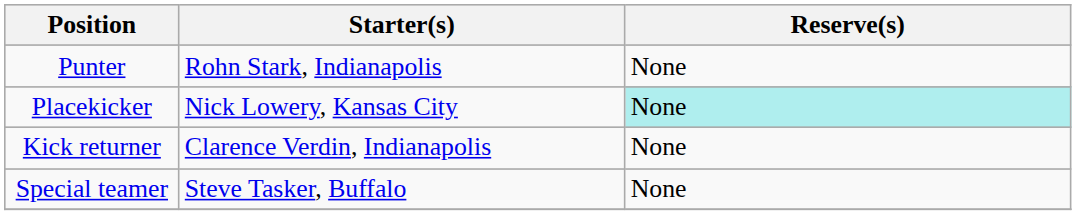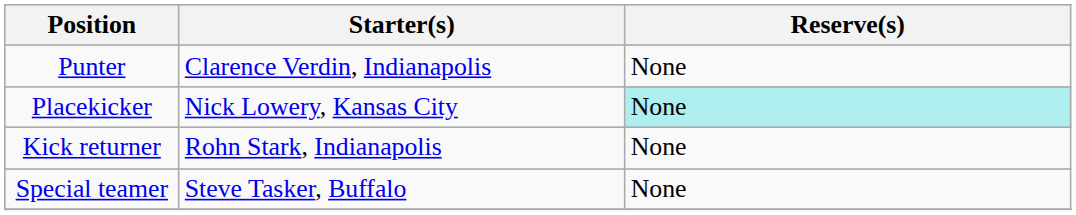(313, 65) Rohn Stark, Indianapolis -> (338, 65) Clarence Verdin, Indianapolis
(338, 147) Clarence Verdin, Indianapolis -> (313, 147) Rohn Stark, Indianapolis
